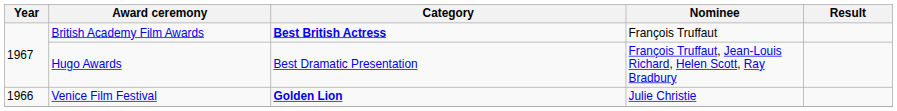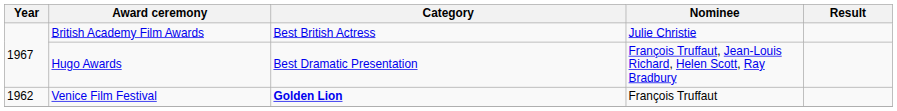(330, 32) bold -> (324, 32) normal
(673, 32) François Truffaut -> (662, 32) Julie Christie
(20, 96) 1966 -> (20, 96) 1962
(662, 96) Julie Christie -> (673, 96) François Truffaut
